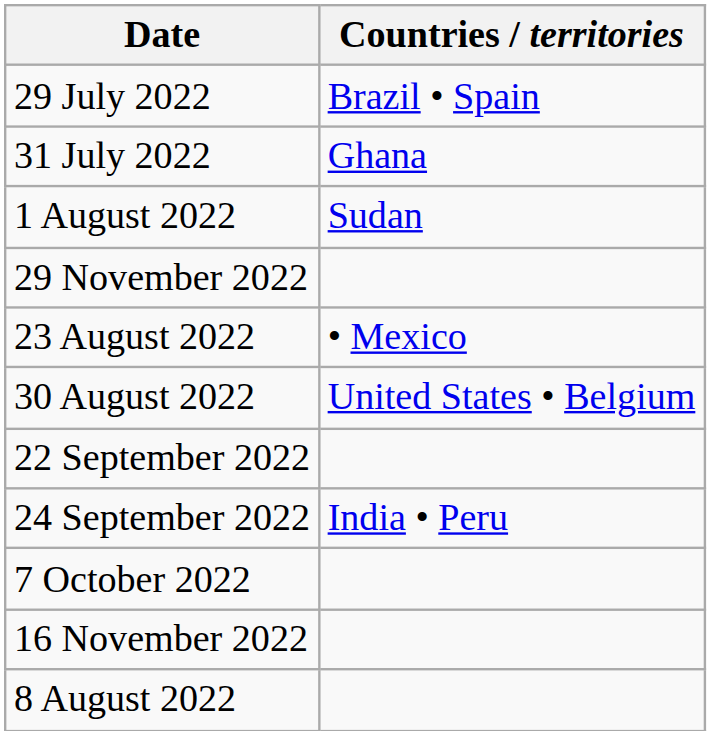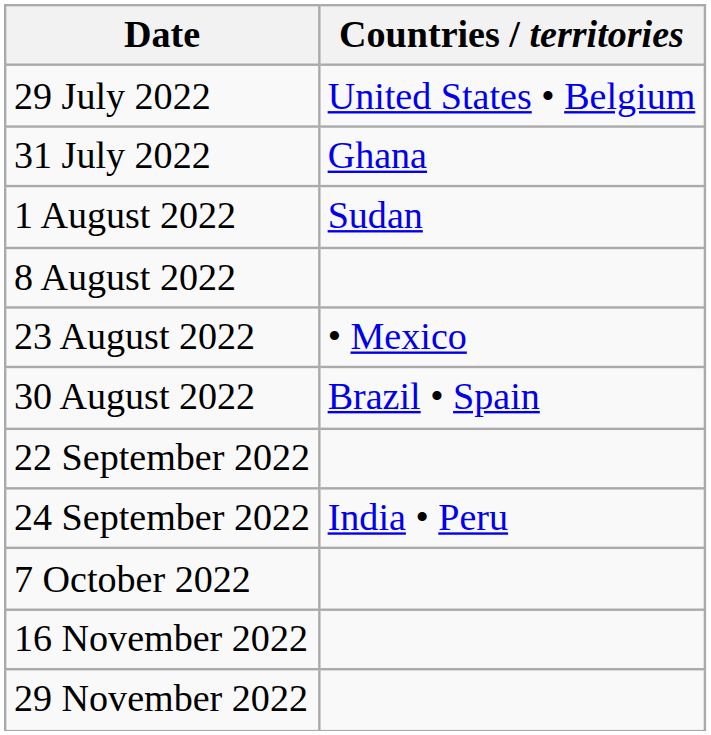(434, 95) Brazil • Spain -> (511, 95) United States • Belgium
rows swapped: (125, 699) <-> (161, 276)
(511, 397) United States • Belgium -> (434, 397) Brazil • Spain
